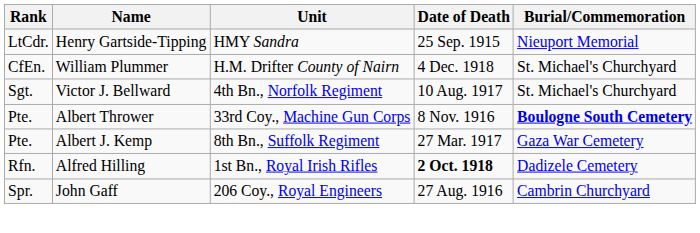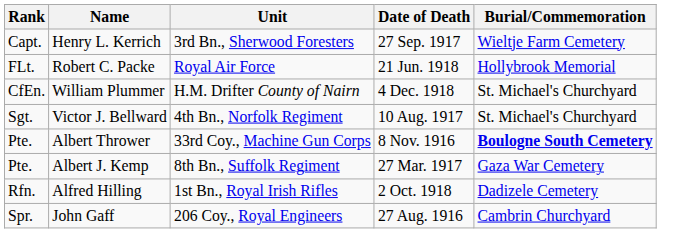- row: (131, 41)
+ row: (107, 41)
+ row: (104, 66)
(455, 166) bold -> (415, 191) normal
